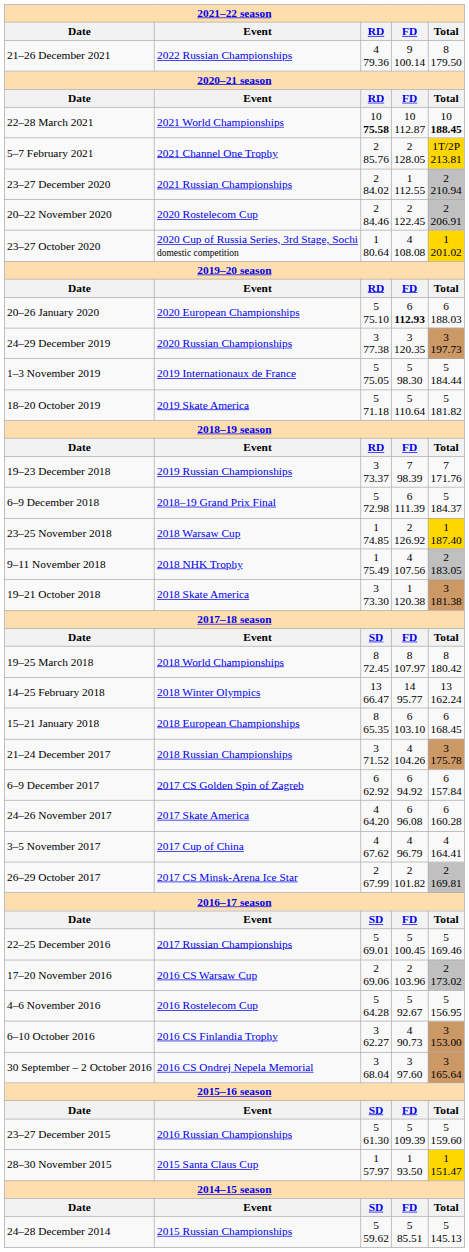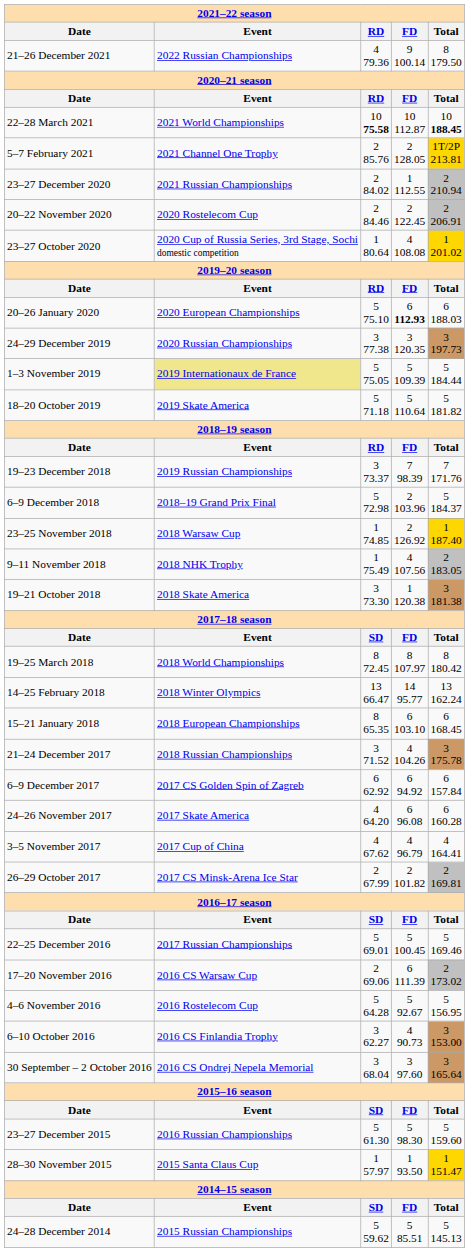(227, 374) no background -> (227, 374) khaki background
(410, 374) 5 98.30 -> (410, 374) 5 109.39
(410, 502) 6 111.39 -> (410, 502) 2 103.96
(410, 975) 2 103.96 -> (410, 975) 6 111.39
(410, 1134) 5 109.39 -> (410, 1134) 5 98.30
